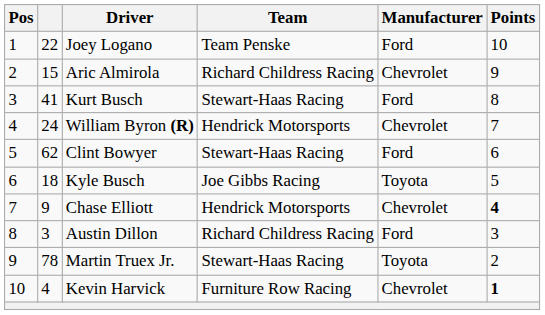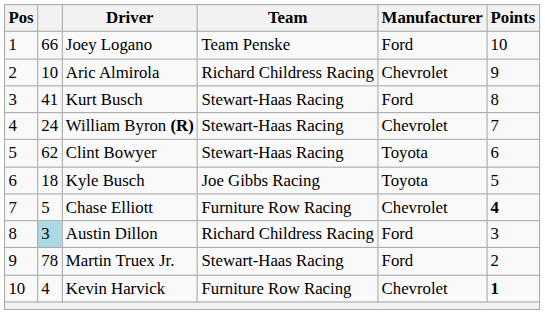(50, 44) 22 -> (50, 44) 66
(50, 71) 15 -> (50, 71) 10
(276, 125) Hendrick Motorsports -> (273, 125) Stewart-Haas Racing
(397, 152) Ford -> (405, 152) Toyota
(46, 206) 9 -> (46, 206) 5
(276, 206) Hendrick Motorsports -> (276, 206) Furniture Row Racing
(46, 233) no background -> (46, 233) lightblue background
(405, 260) Toyota -> (397, 260) Ford
